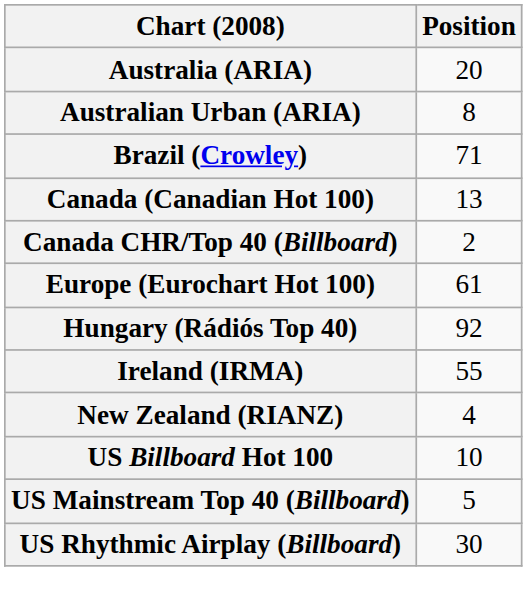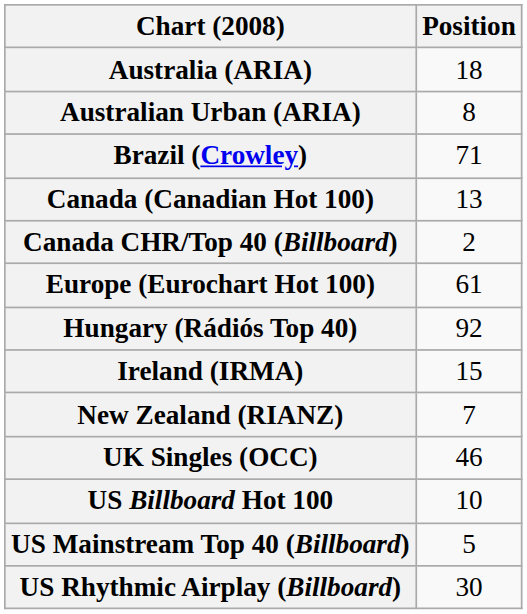(469, 69) 20 -> (469, 69) 18
(469, 371) 55 -> (469, 371) 15
(469, 414) 4 -> (469, 414) 7
+ row: (210, 457)
